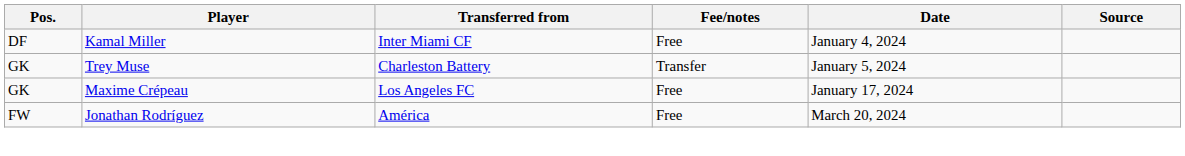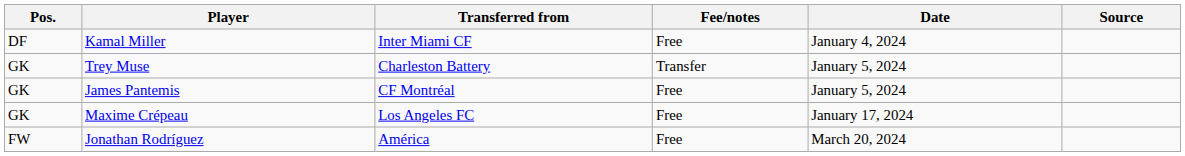+ row: (132, 90)
